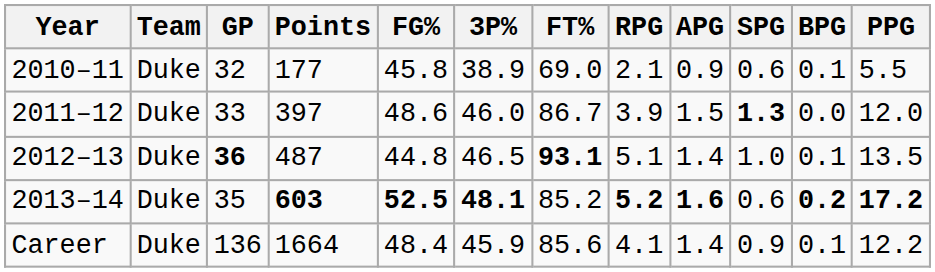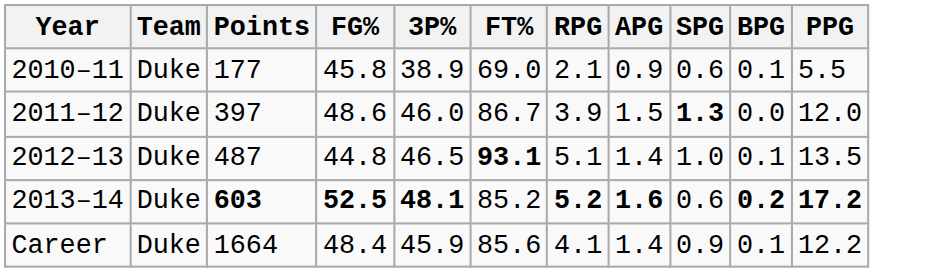- column: (238, 27)
